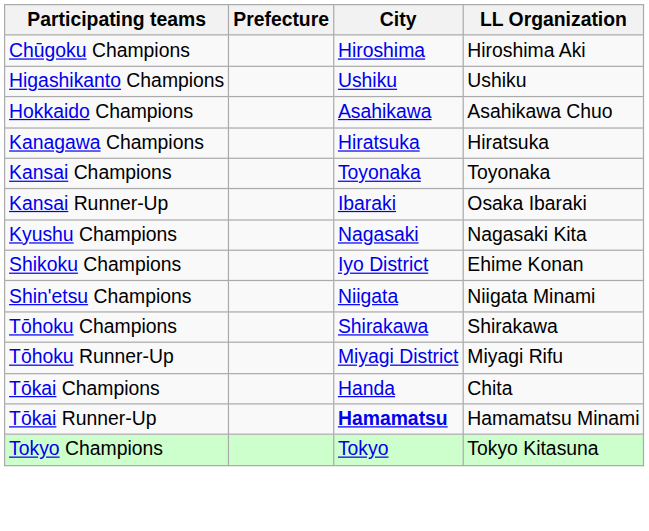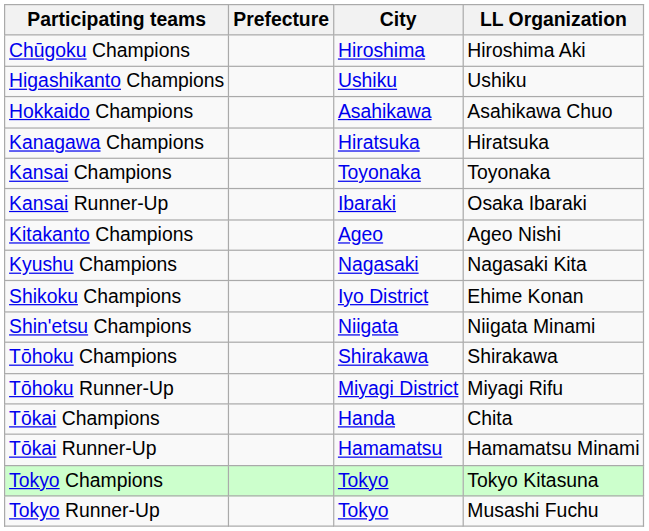+ row: (101, 234)
(393, 419) bold -> (390, 449) normal
+ row: (84, 511)
